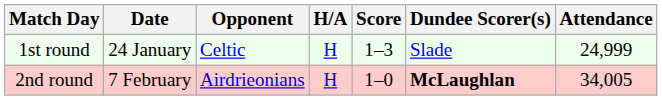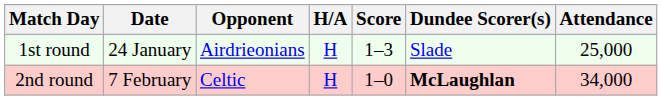(223, 49) Celtic -> (252, 49) Airdrieonians
(606, 49) 24,999 -> (606, 49) 25,000
(252, 79) Airdrieonians -> (223, 79) Celtic
(606, 79) 34,005 -> (606, 79) 34,000
